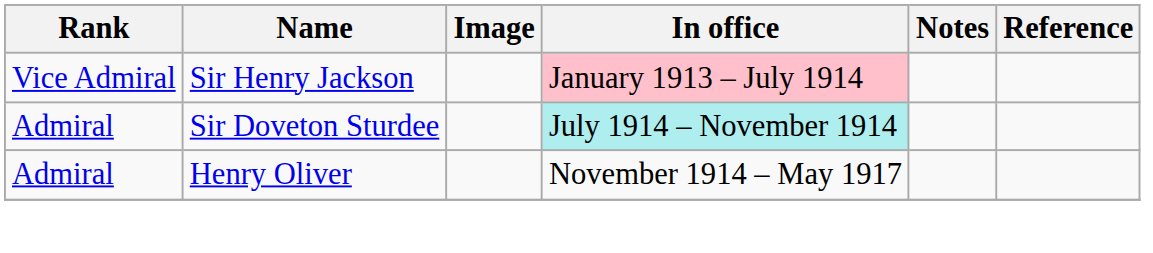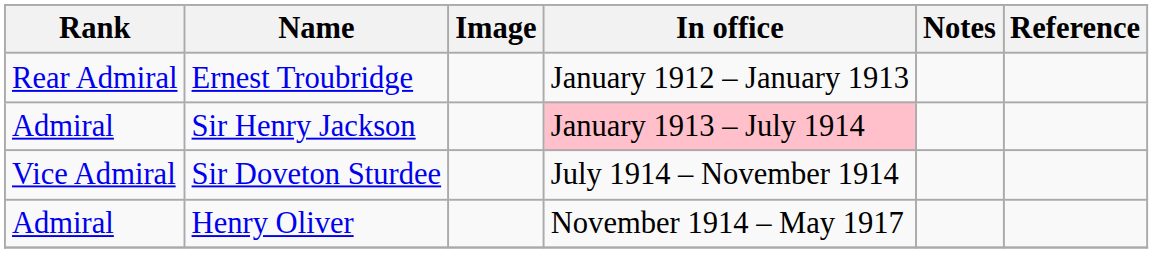+ row: (302, 77)
(94, 77) Vice Admiral -> (63, 125) Admiral
(63, 125) Admiral -> (94, 174) Vice Admiral
(723, 125) paleturquoise background -> (725, 174) no background
